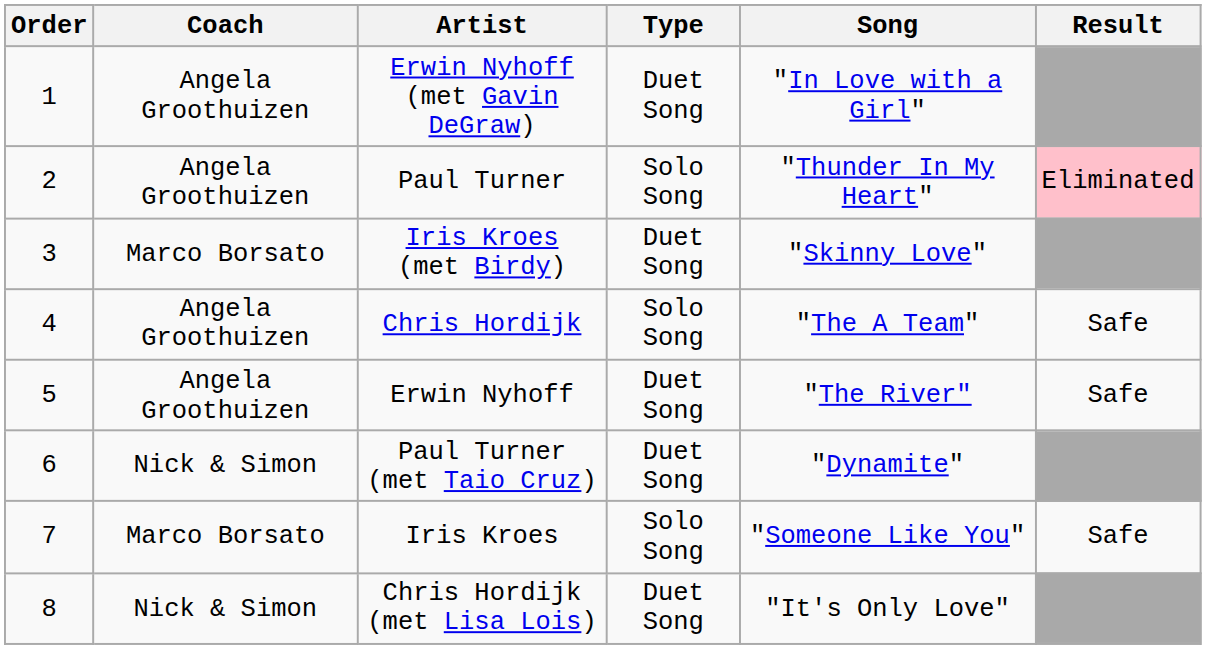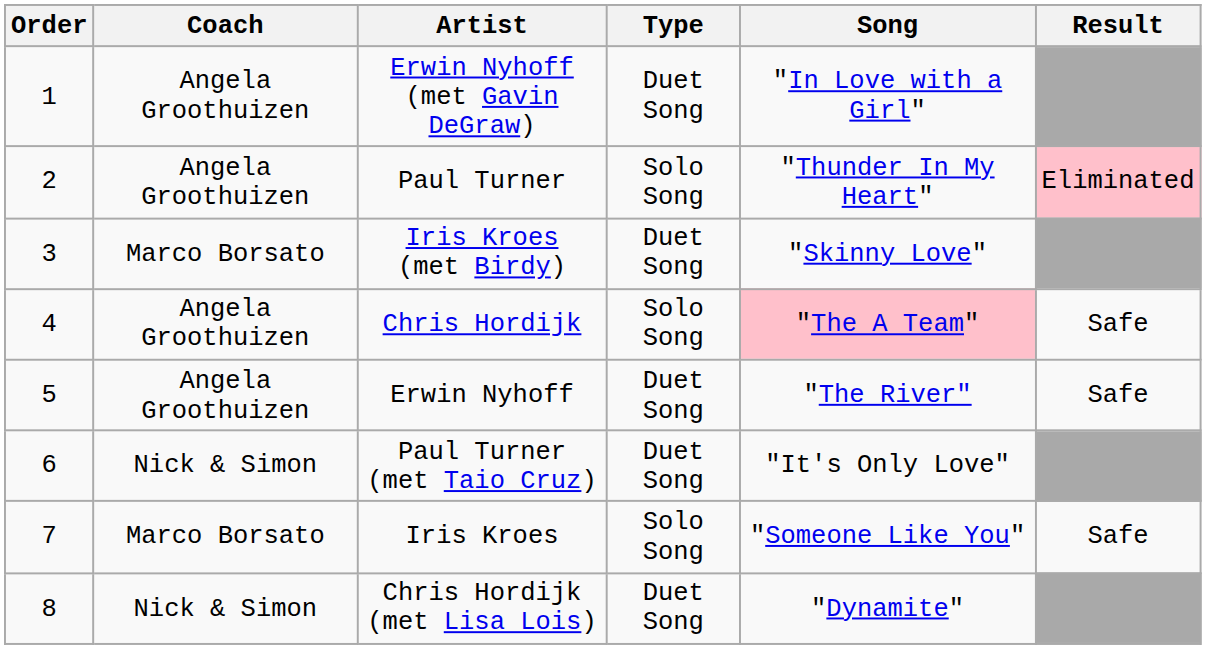(888, 324) no background -> (888, 324) pink background
(888, 466) "Dynamite" -> (888, 466) "It's Only Love"
(888, 608) "It's Only Love" -> (888, 608) "Dynamite"
